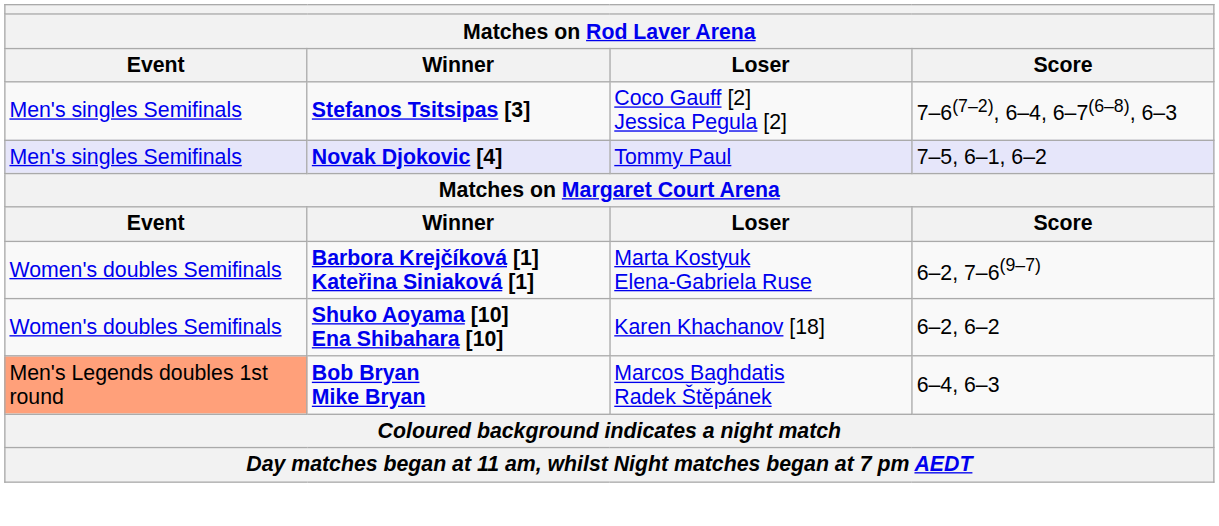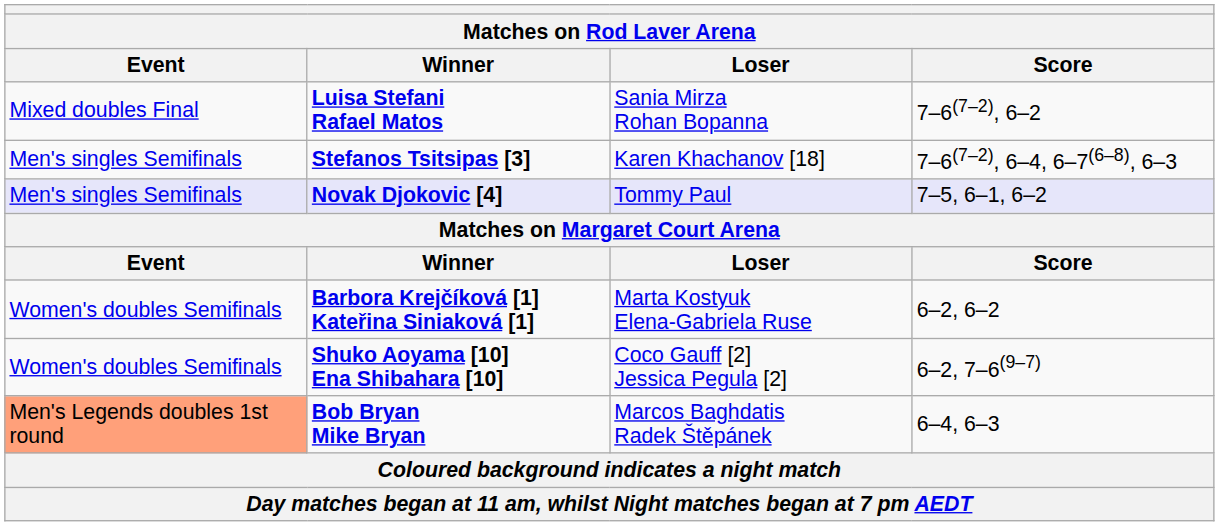+ row: (378, 110)
(701, 110) Coco Gauff [2] Jessica Pegula [2] -> (720, 159) Karen Khachanov [18]
(979, 269) 6–2, 7–6(9–7) -> (958, 309) 6–2, 6–2
(720, 327) Karen Khachanov [18] -> (701, 366) Coco Gauff [2] Jessica Pegula [2]
(958, 327) 6–2, 6–2 -> (979, 366) 6–2, 7–6(9–7)
